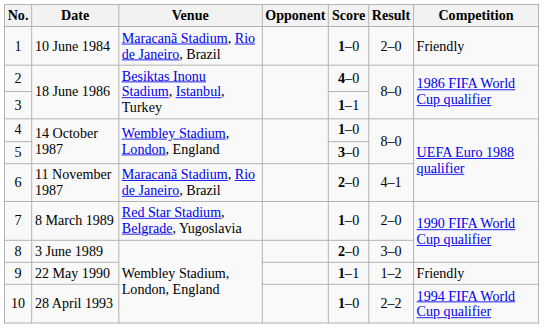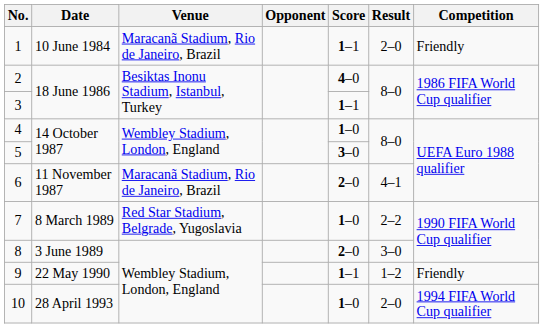(349, 45) 1–0 -> (349, 45) 1–1
(391, 220) 2–0 -> (391, 220) 2–2
(391, 303) 2–2 -> (391, 303) 2–0
